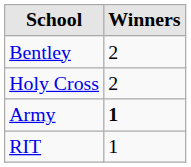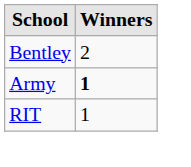- row: (54, 83)
